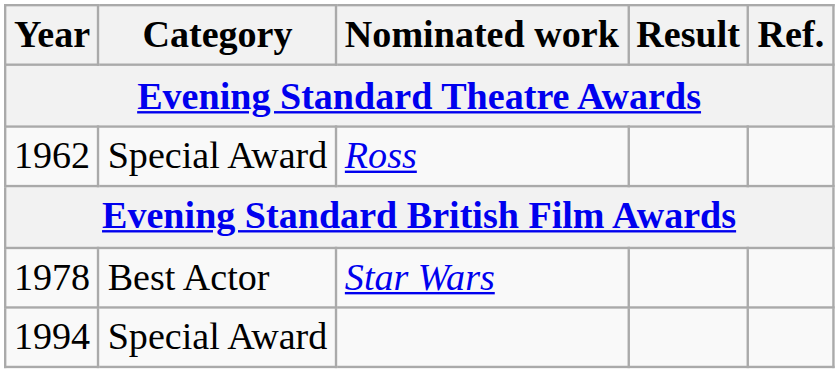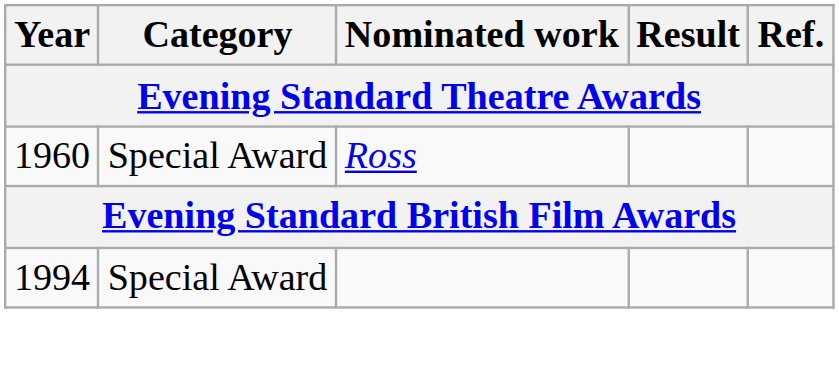(52, 155) 1962 -> (52, 155) 1960
- row: (420, 276)
